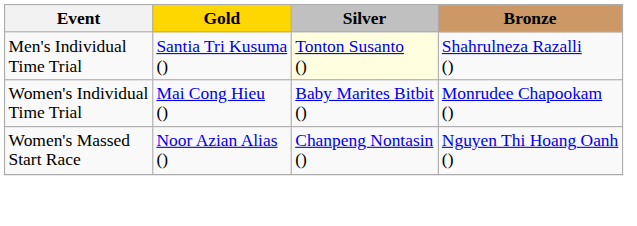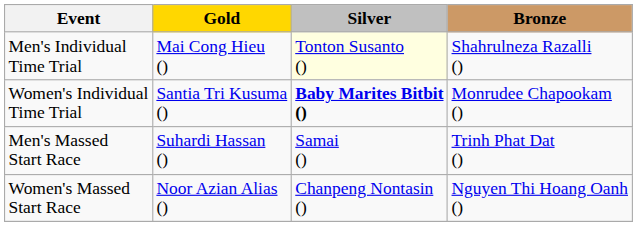(222, 55) Santia Tri Kusuma () -> (211, 55) Mai Cong Hieu ()
(211, 103) Mai Cong Hieu () -> (222, 103) Santia Tri Kusuma ()
(365, 103) normal -> (369, 103) bold
+ row: (58, 150)
